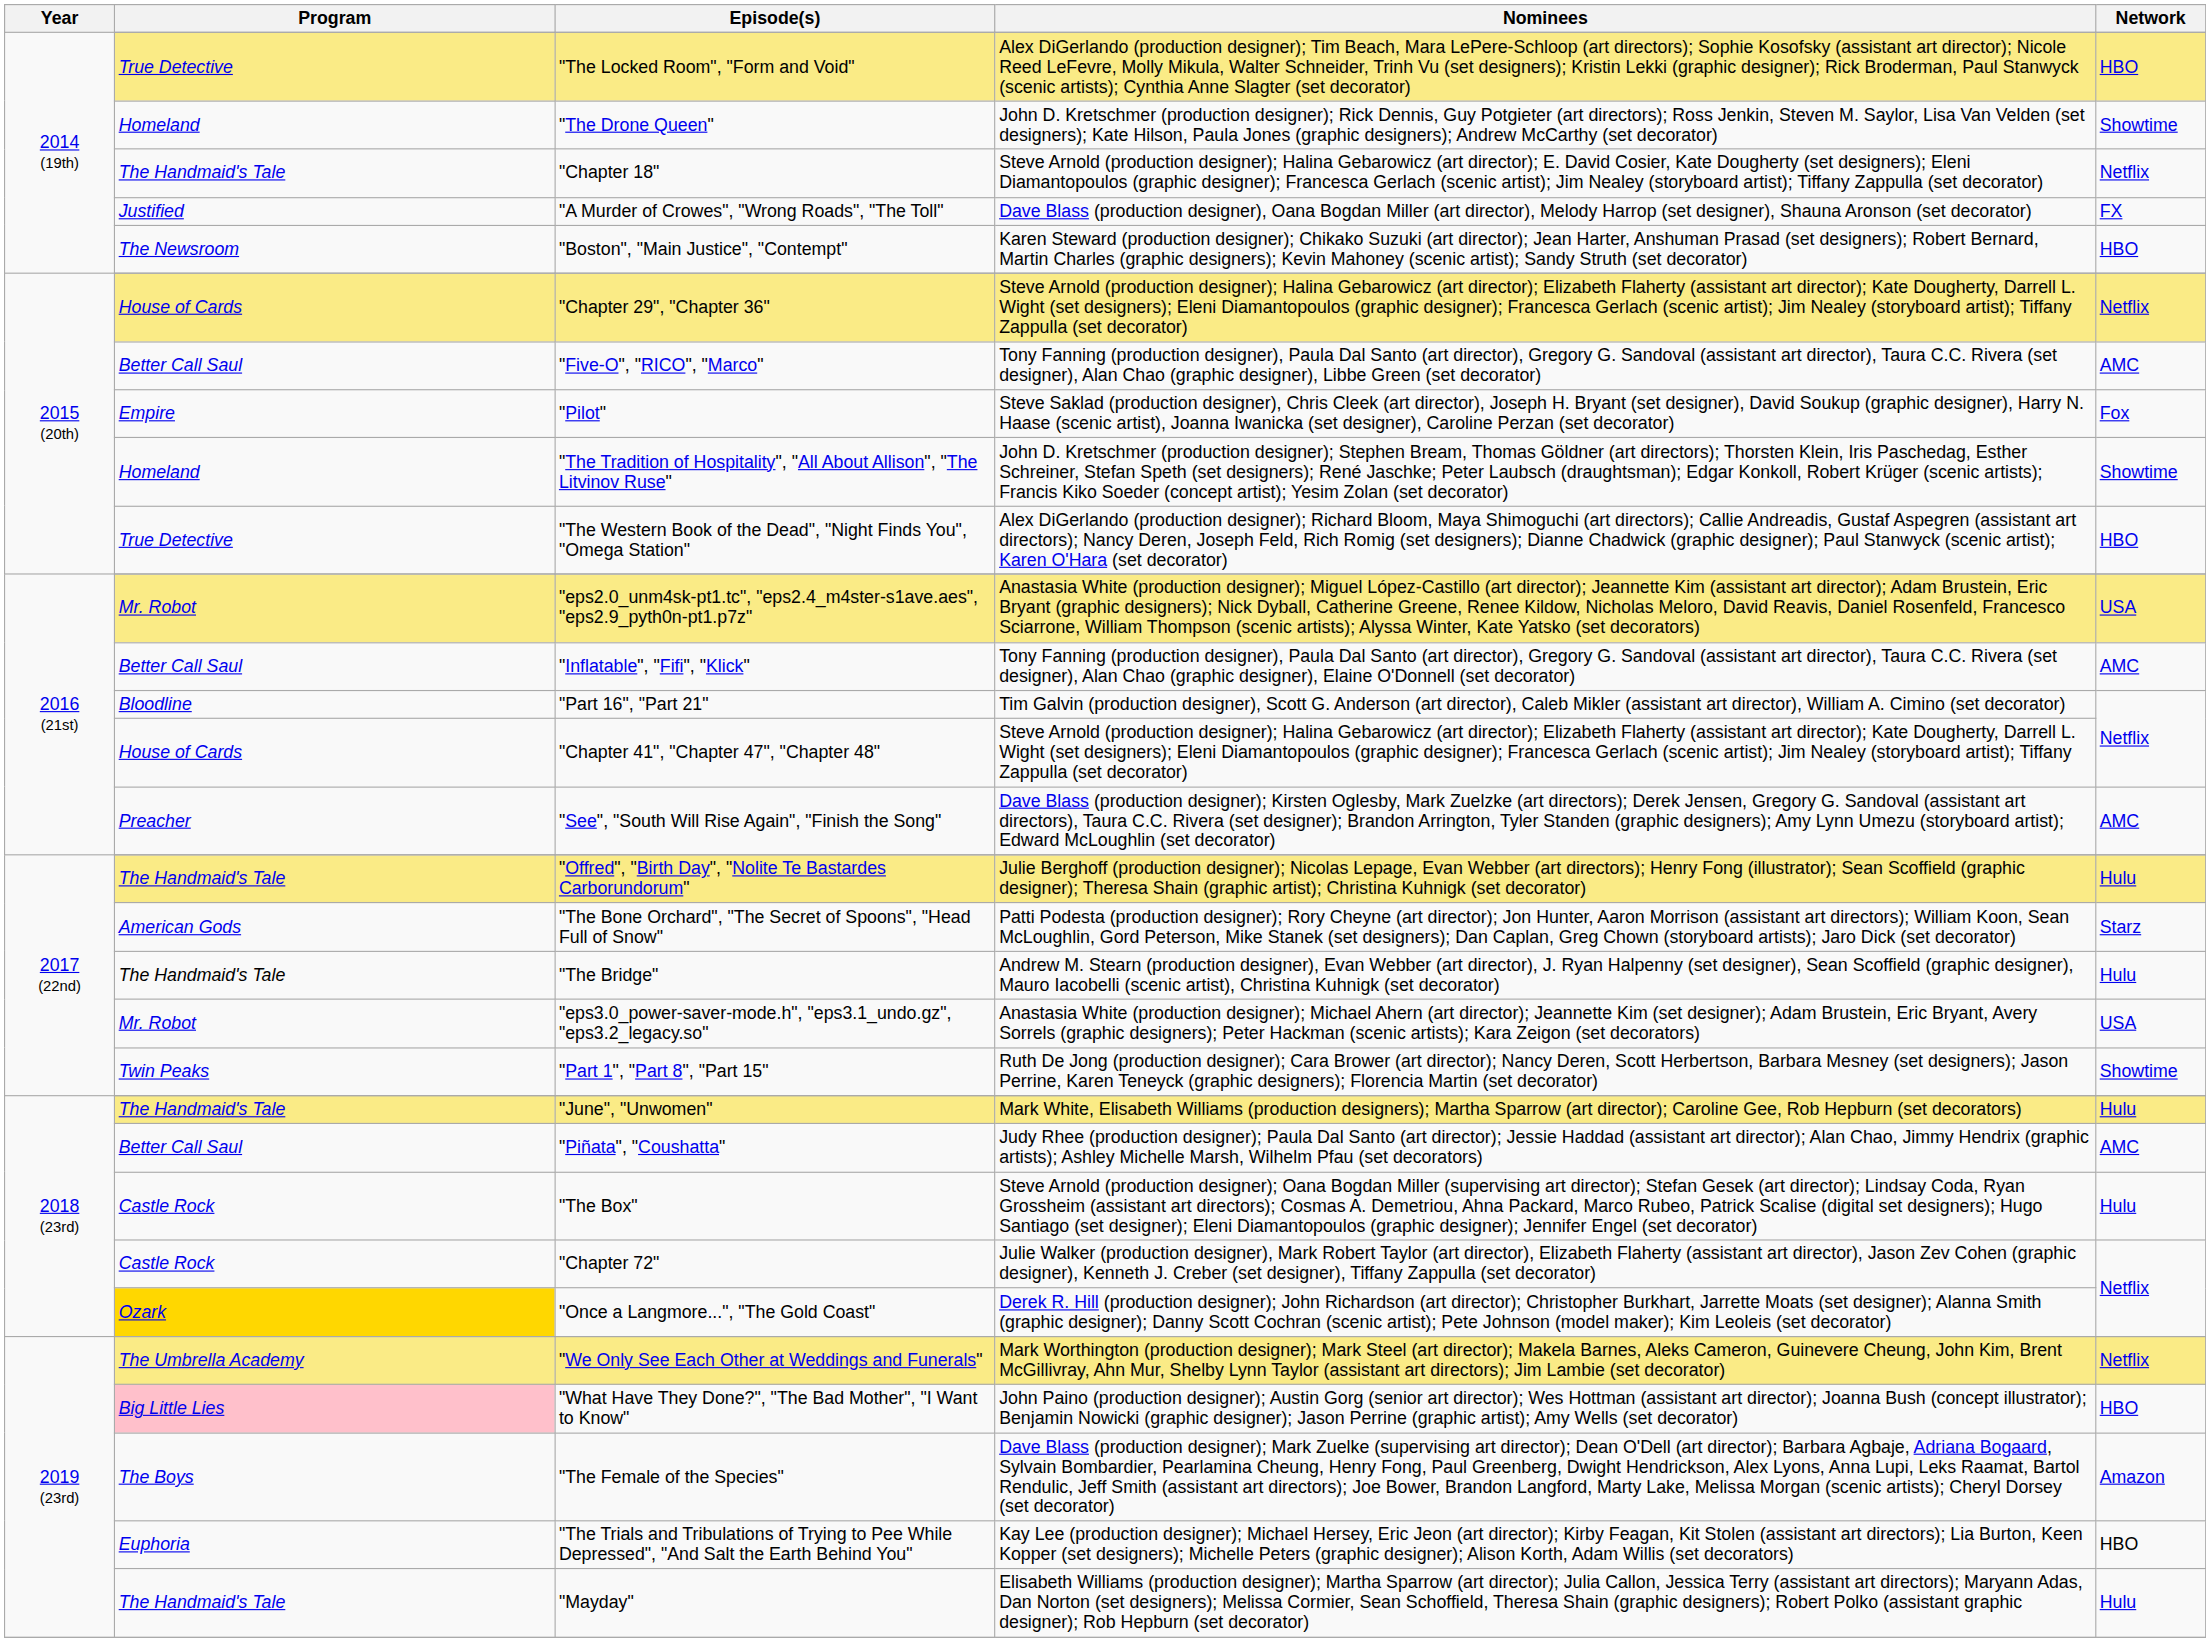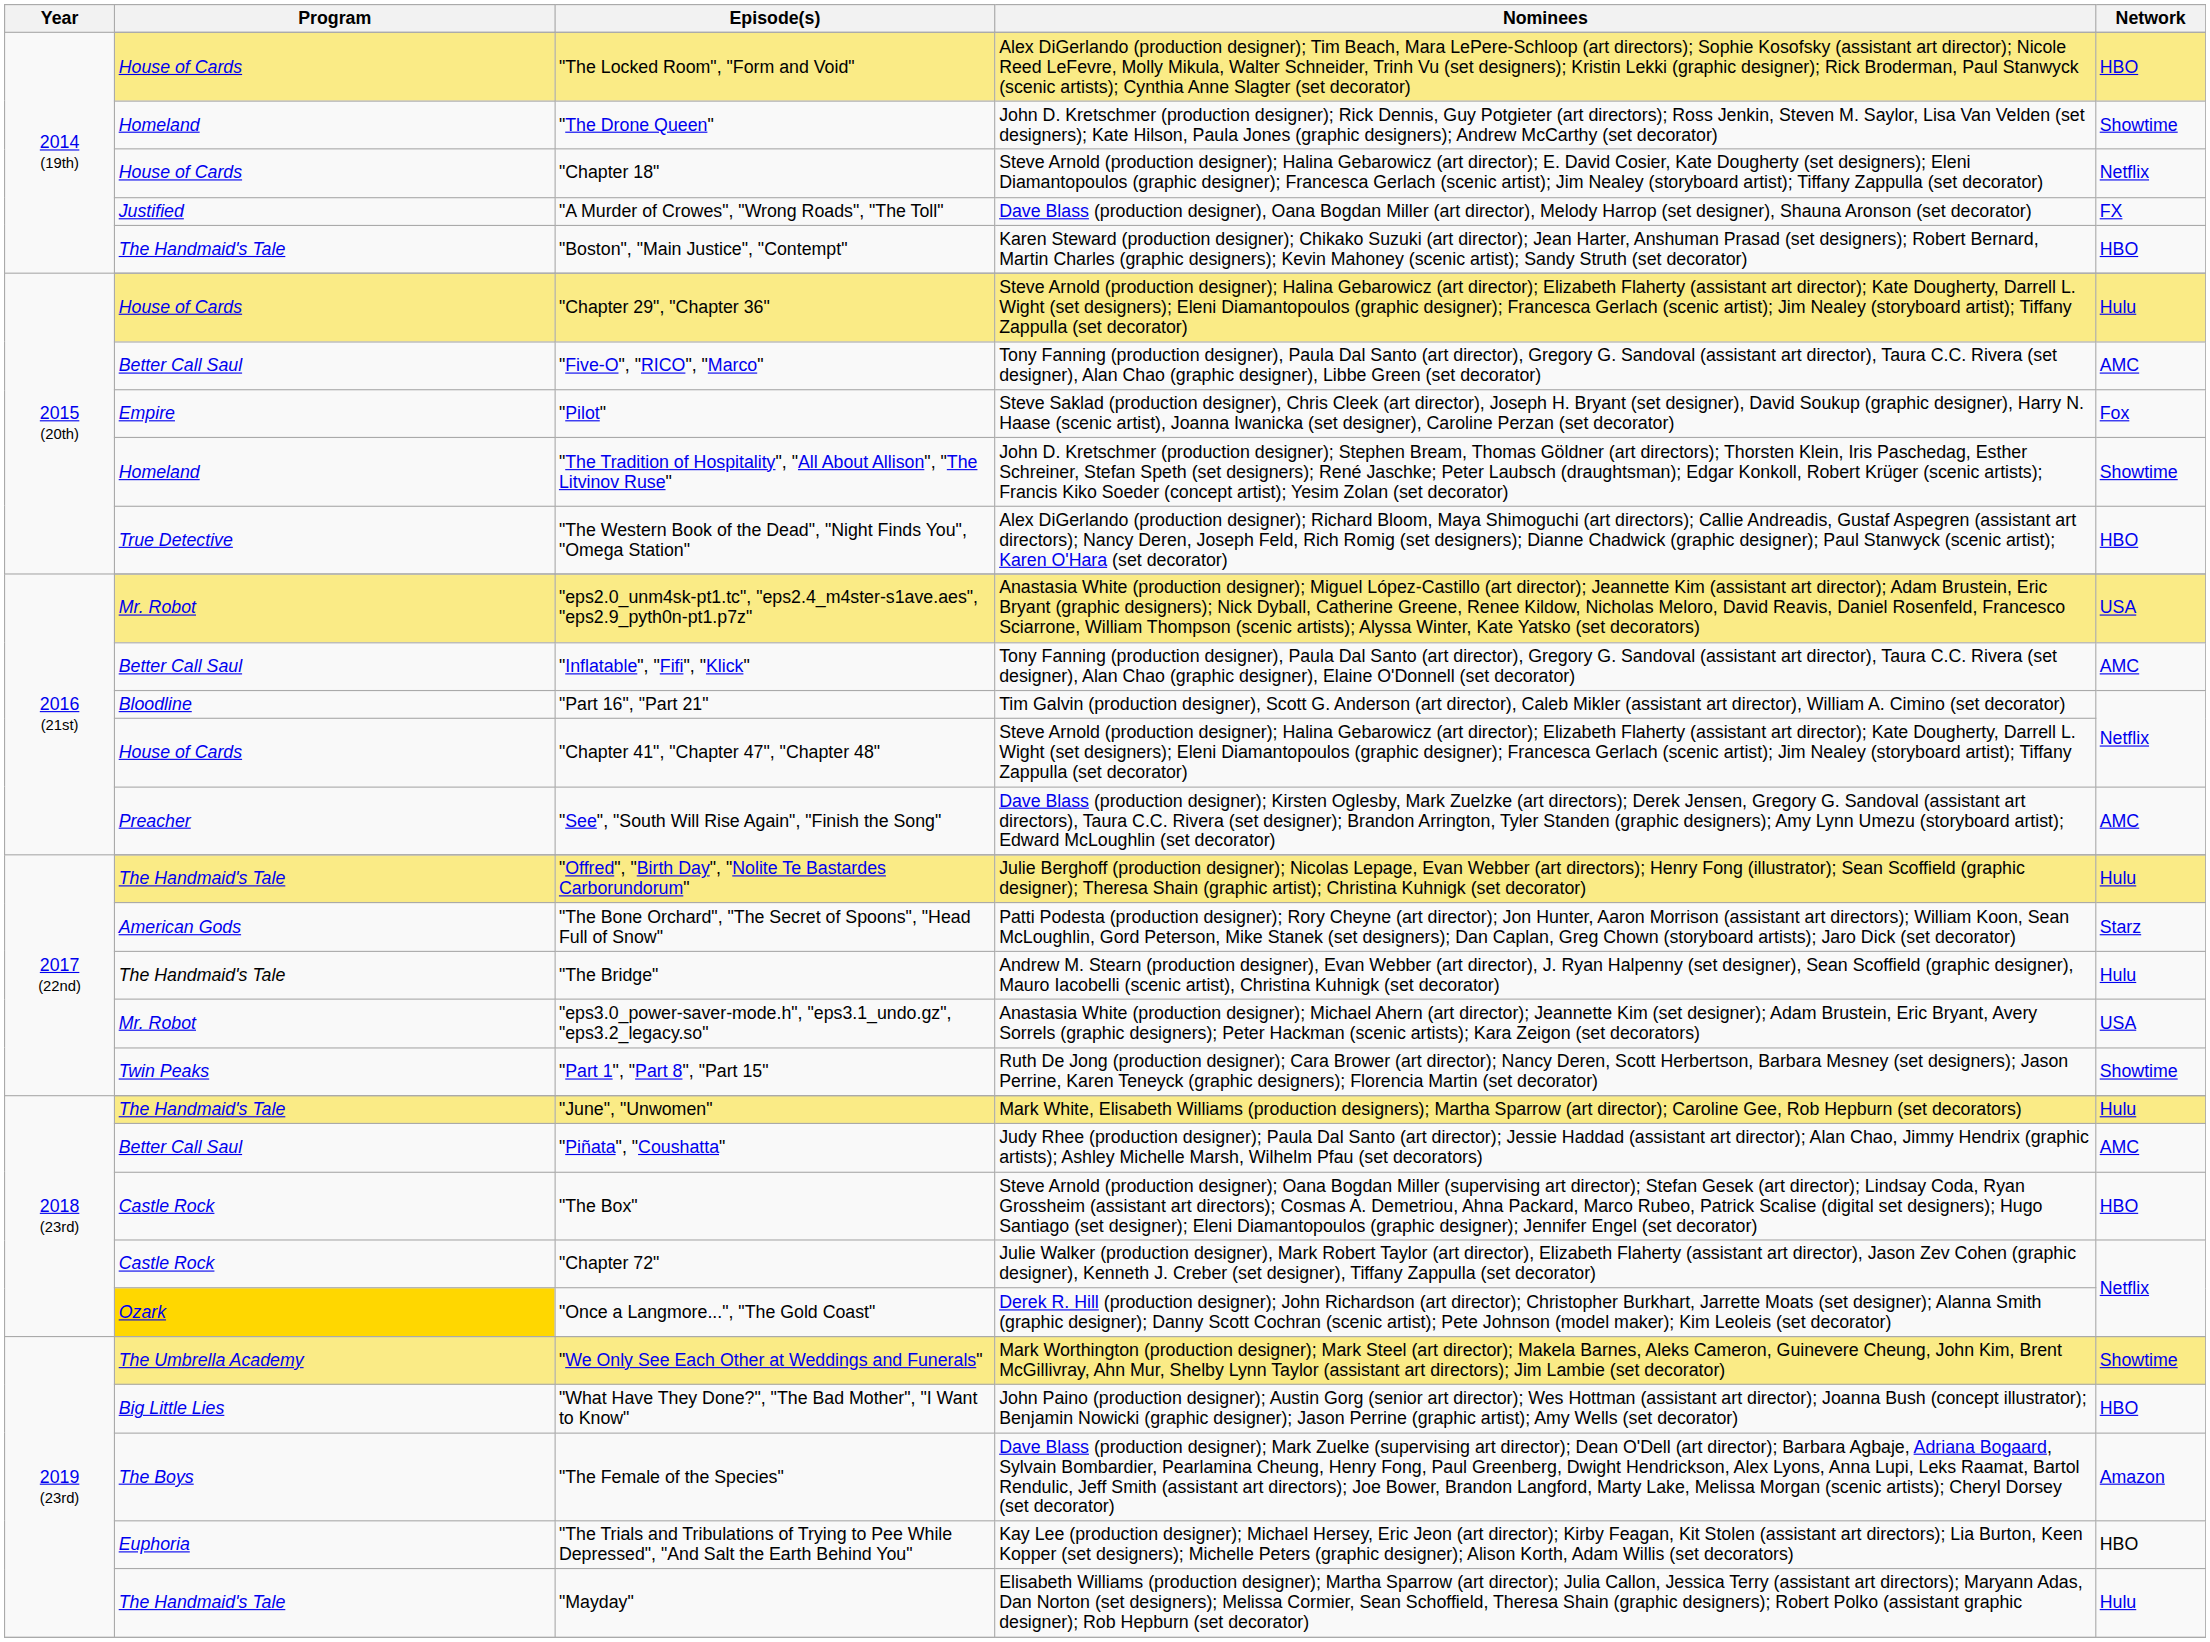(176, 66) True Detective -> (180, 66) House of Cards
(202, 173) The Handmaid's Tale -> (180, 173) House of Cards
(179, 249) The Newsroom -> (202, 249) The Handmaid's Tale
(2124, 307) Netflix -> (2118, 307) Hulu
(2118, 1205) Hulu -> (2119, 1205) HBO
(2124, 1360) Netflix -> (2139, 1360) Showtime
(172, 1408) pink background -> (172, 1408) no background
